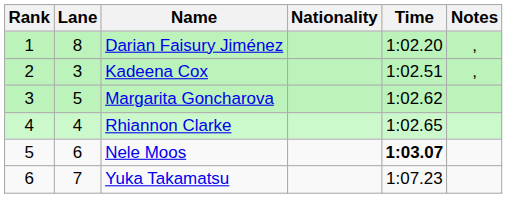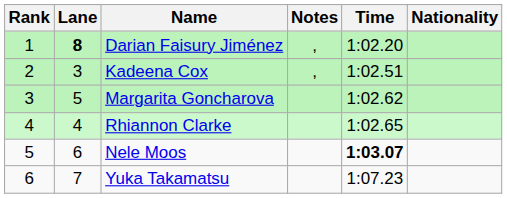columns swapped: (334, 17) <-> (475, 17)
(78, 44) normal -> (78, 44) bold
